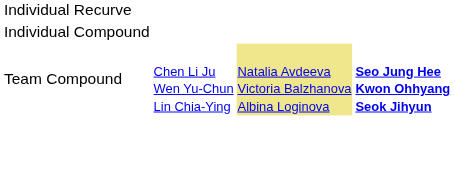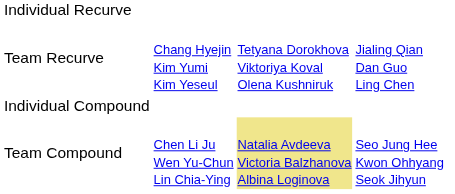+ row: (54, 58)
(403, 88) bold -> (400, 162) normal
